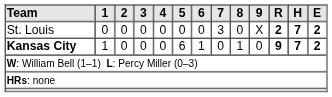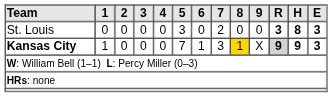(182, 29) 0 -> (182, 29) 3
(221, 29) 3 -> (221, 29) 2
(259, 29) X -> (259, 29) 0
(278, 29) 2 -> (278, 29) 3
(298, 29) 7 -> (298, 29) 8
(317, 29) 2 -> (317, 29) 3
(182, 46) 6 -> (182, 46) 7
(221, 46) 0 -> (221, 46) 3
(240, 46) no background -> (240, 46) gold background
(259, 46) 0 -> (259, 46) X
(278, 46) no background -> (278, 46) lightgrey background
(298, 46) 7 -> (298, 46) 9
(317, 46) 2 -> (317, 46) 3
